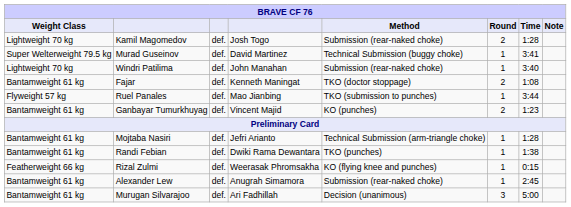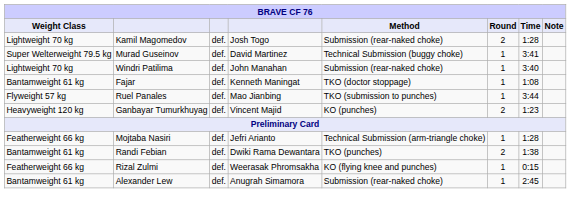(503, 82) 2 -> (503, 82) 1
(45, 110) Bantamweight 61 kg -> (45, 110) Heavyweight 120 kg
(45, 138) Bantamweight 61 kg -> (45, 138) Featherweight 66 kg
(503, 153) 1 -> (503, 153) 2
- row: (153, 195)
